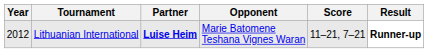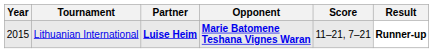(18, 34) 2012 -> (18, 34) 2015
(254, 34) normal -> (256, 34) bold
